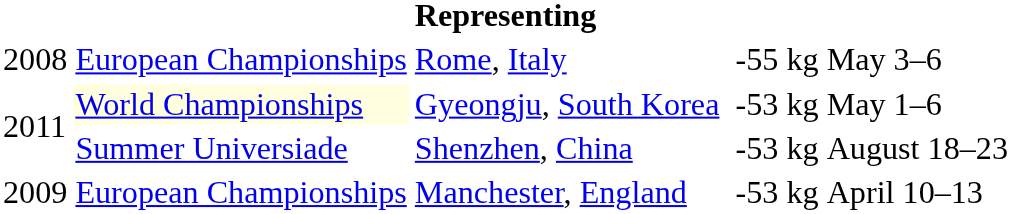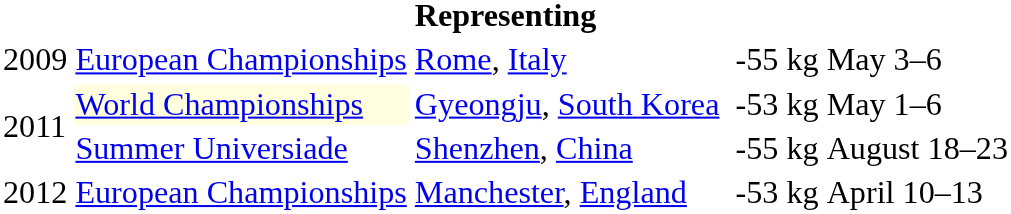(35, 59) 2008 -> (35, 59) 2009
(777, 148) -53 kg -> (777, 148) -55 kg
(35, 192) 2009 -> (35, 192) 2012
